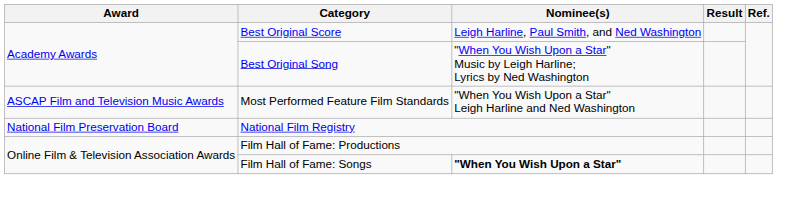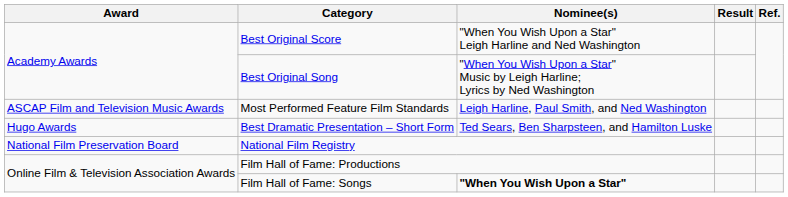(578, 32) Leigh Harline, Paul Smith, and Ned Washington -> (550, 38) "When You Wish Upon a Star" Leigh Harline and Ned Washington
(545, 102) "When You Wish Upon a Star" Leigh Harline and Ned Washington -> (583, 108) Leigh Harline, Paul Smith, and Ned Washington
+ row: (347, 127)
